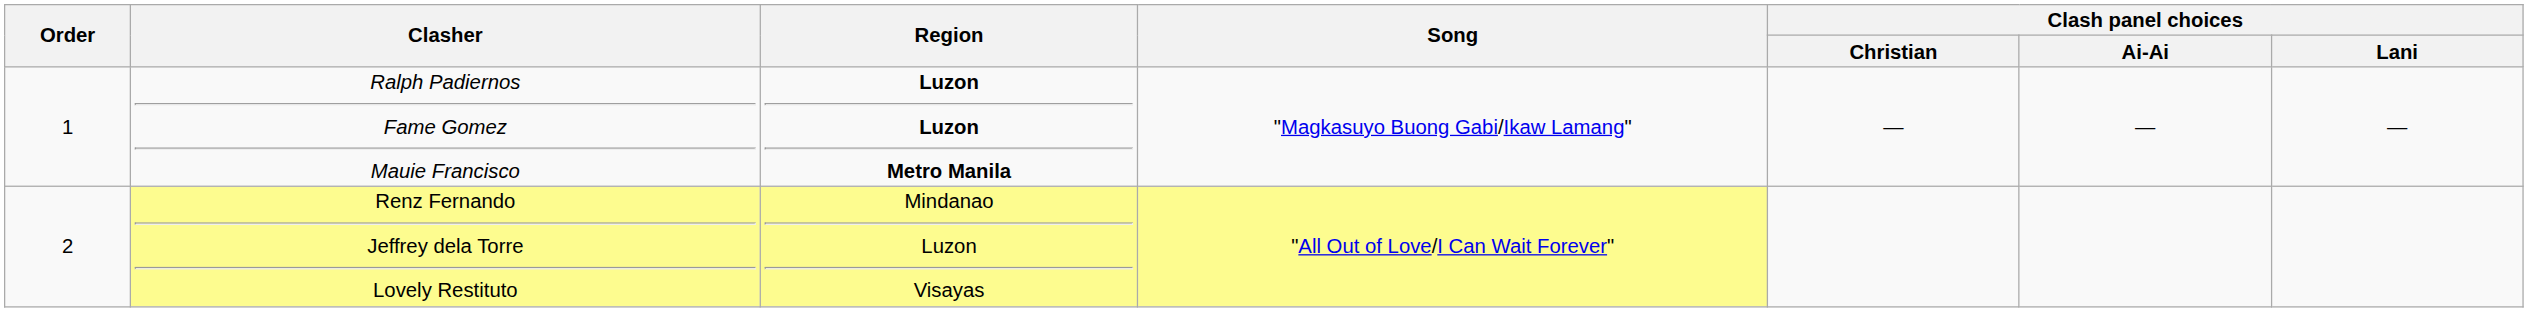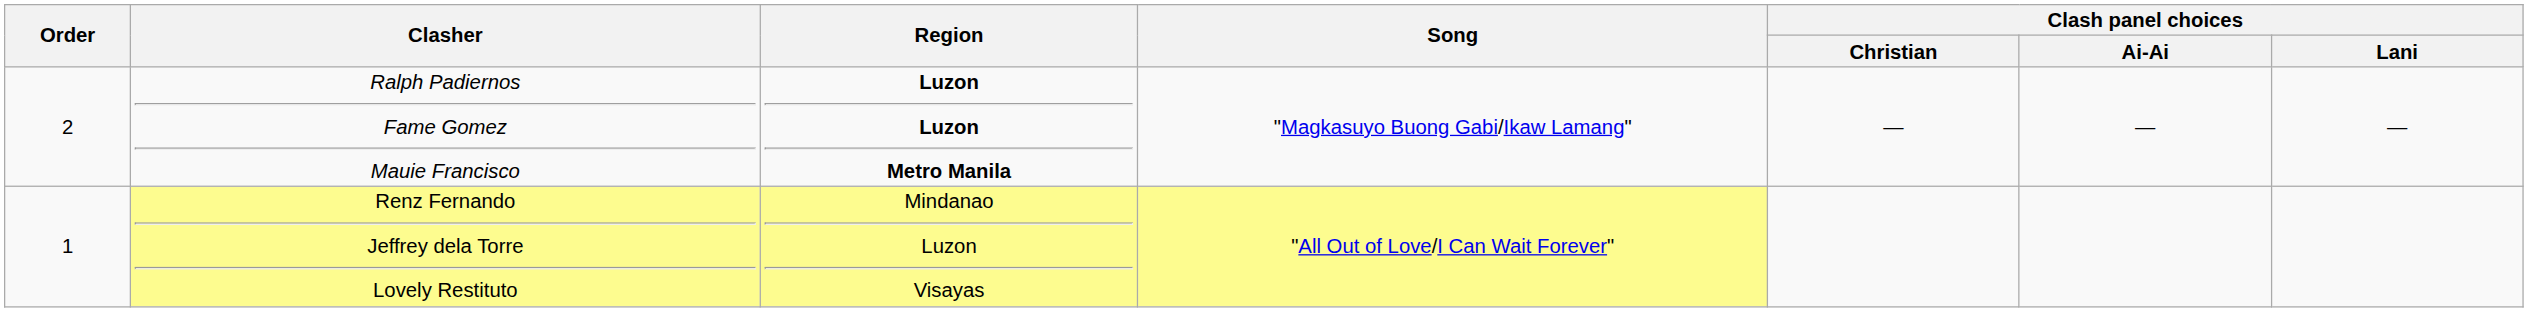(68, 126) 1 -> (68, 126) 2
(68, 246) 2 -> (68, 246) 1
